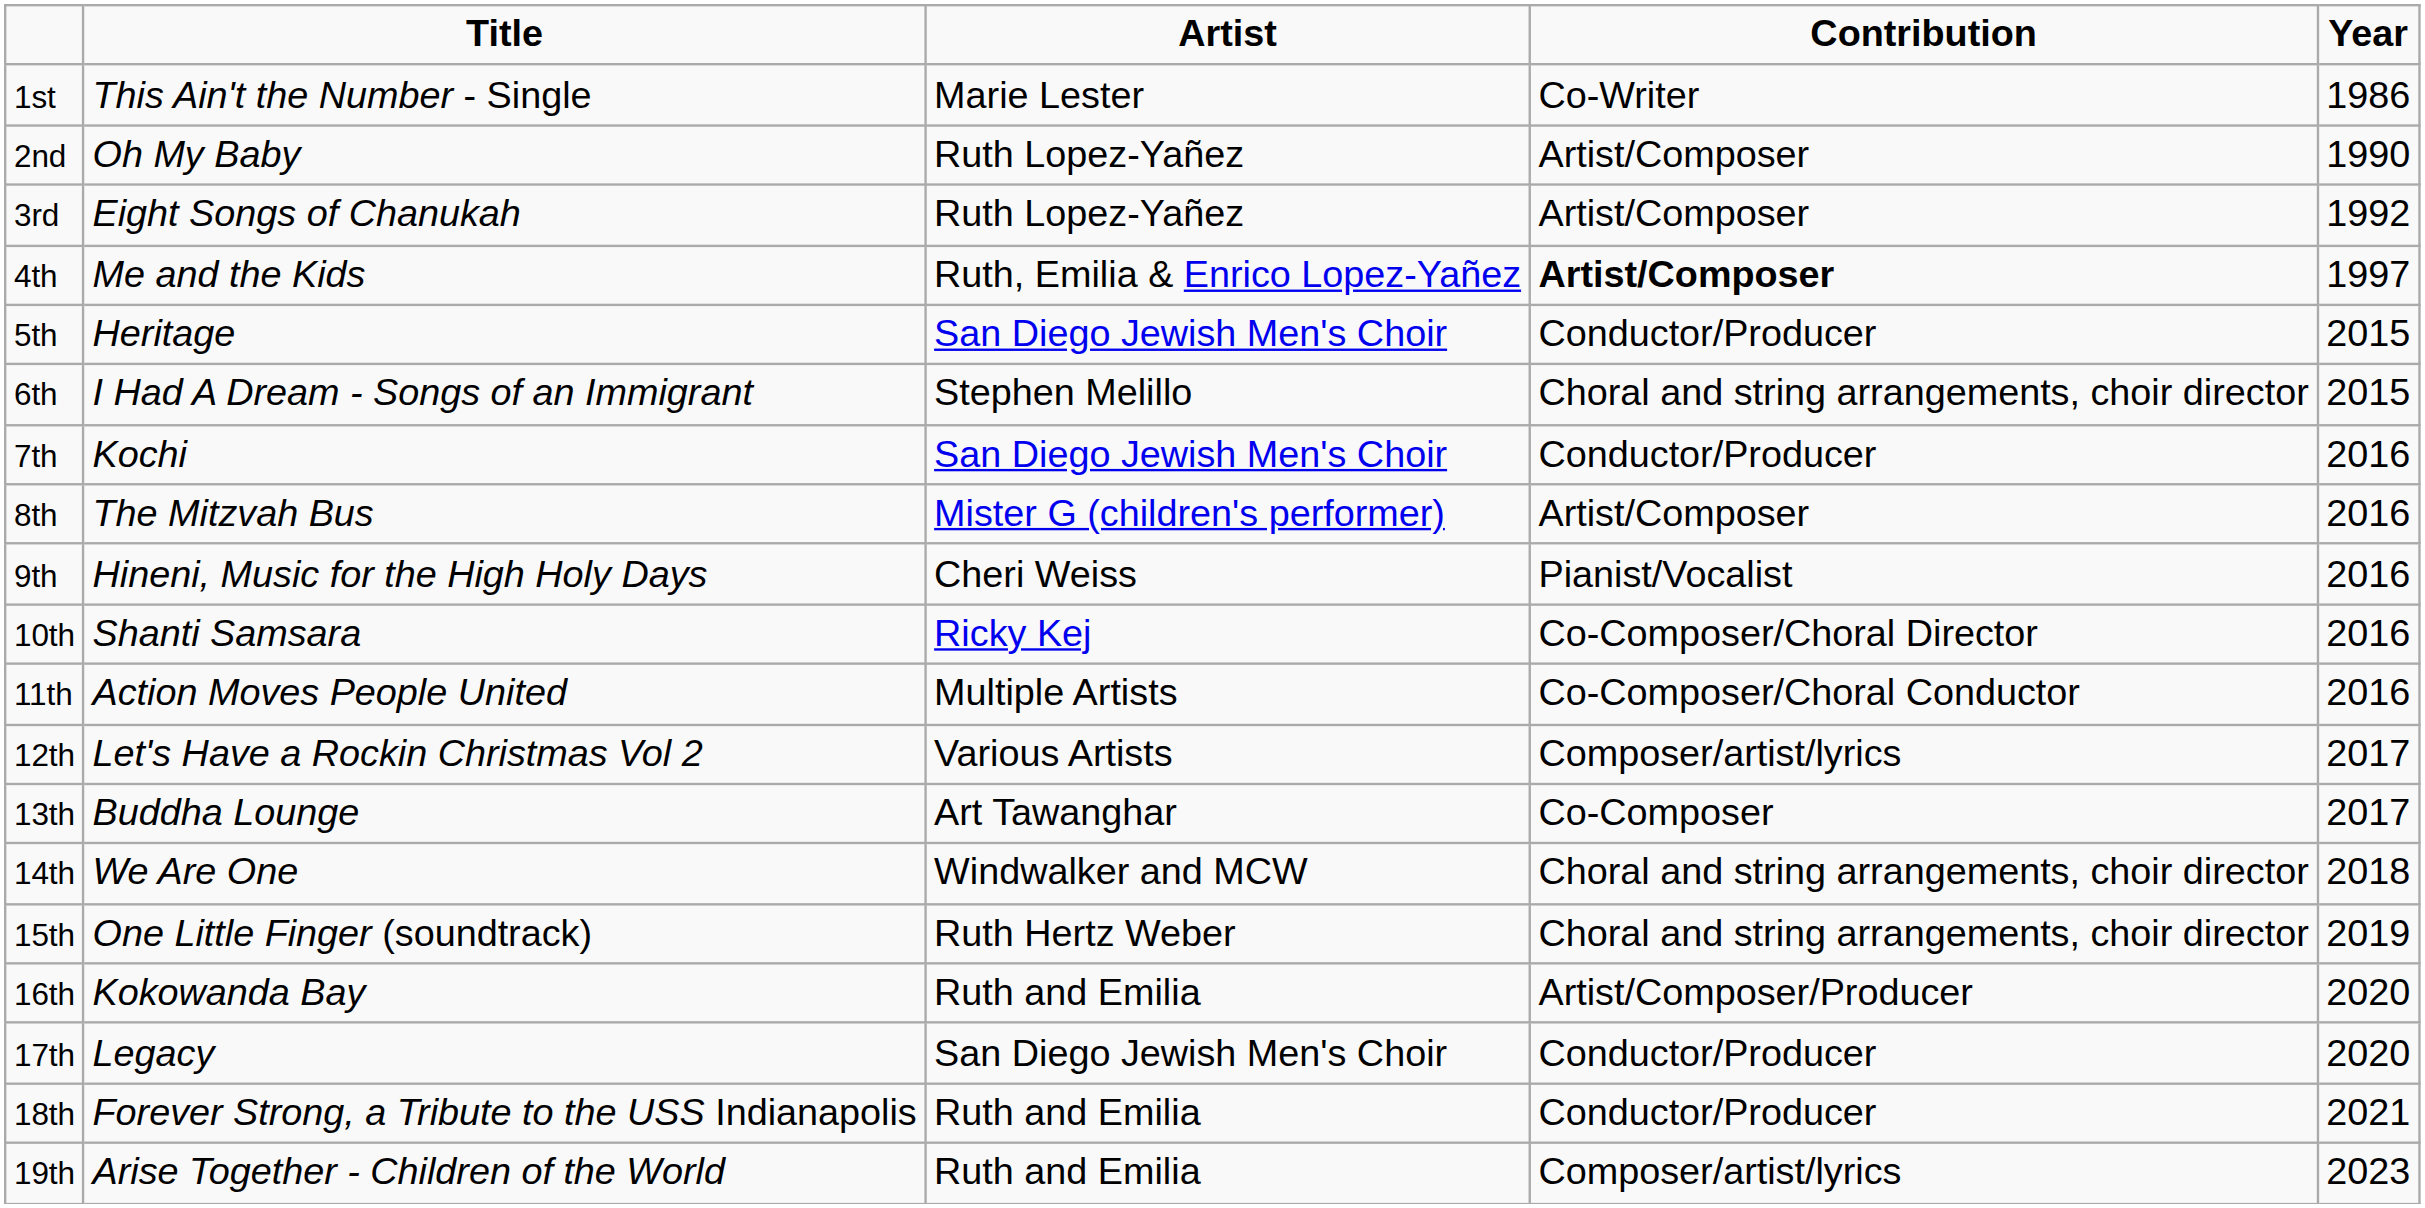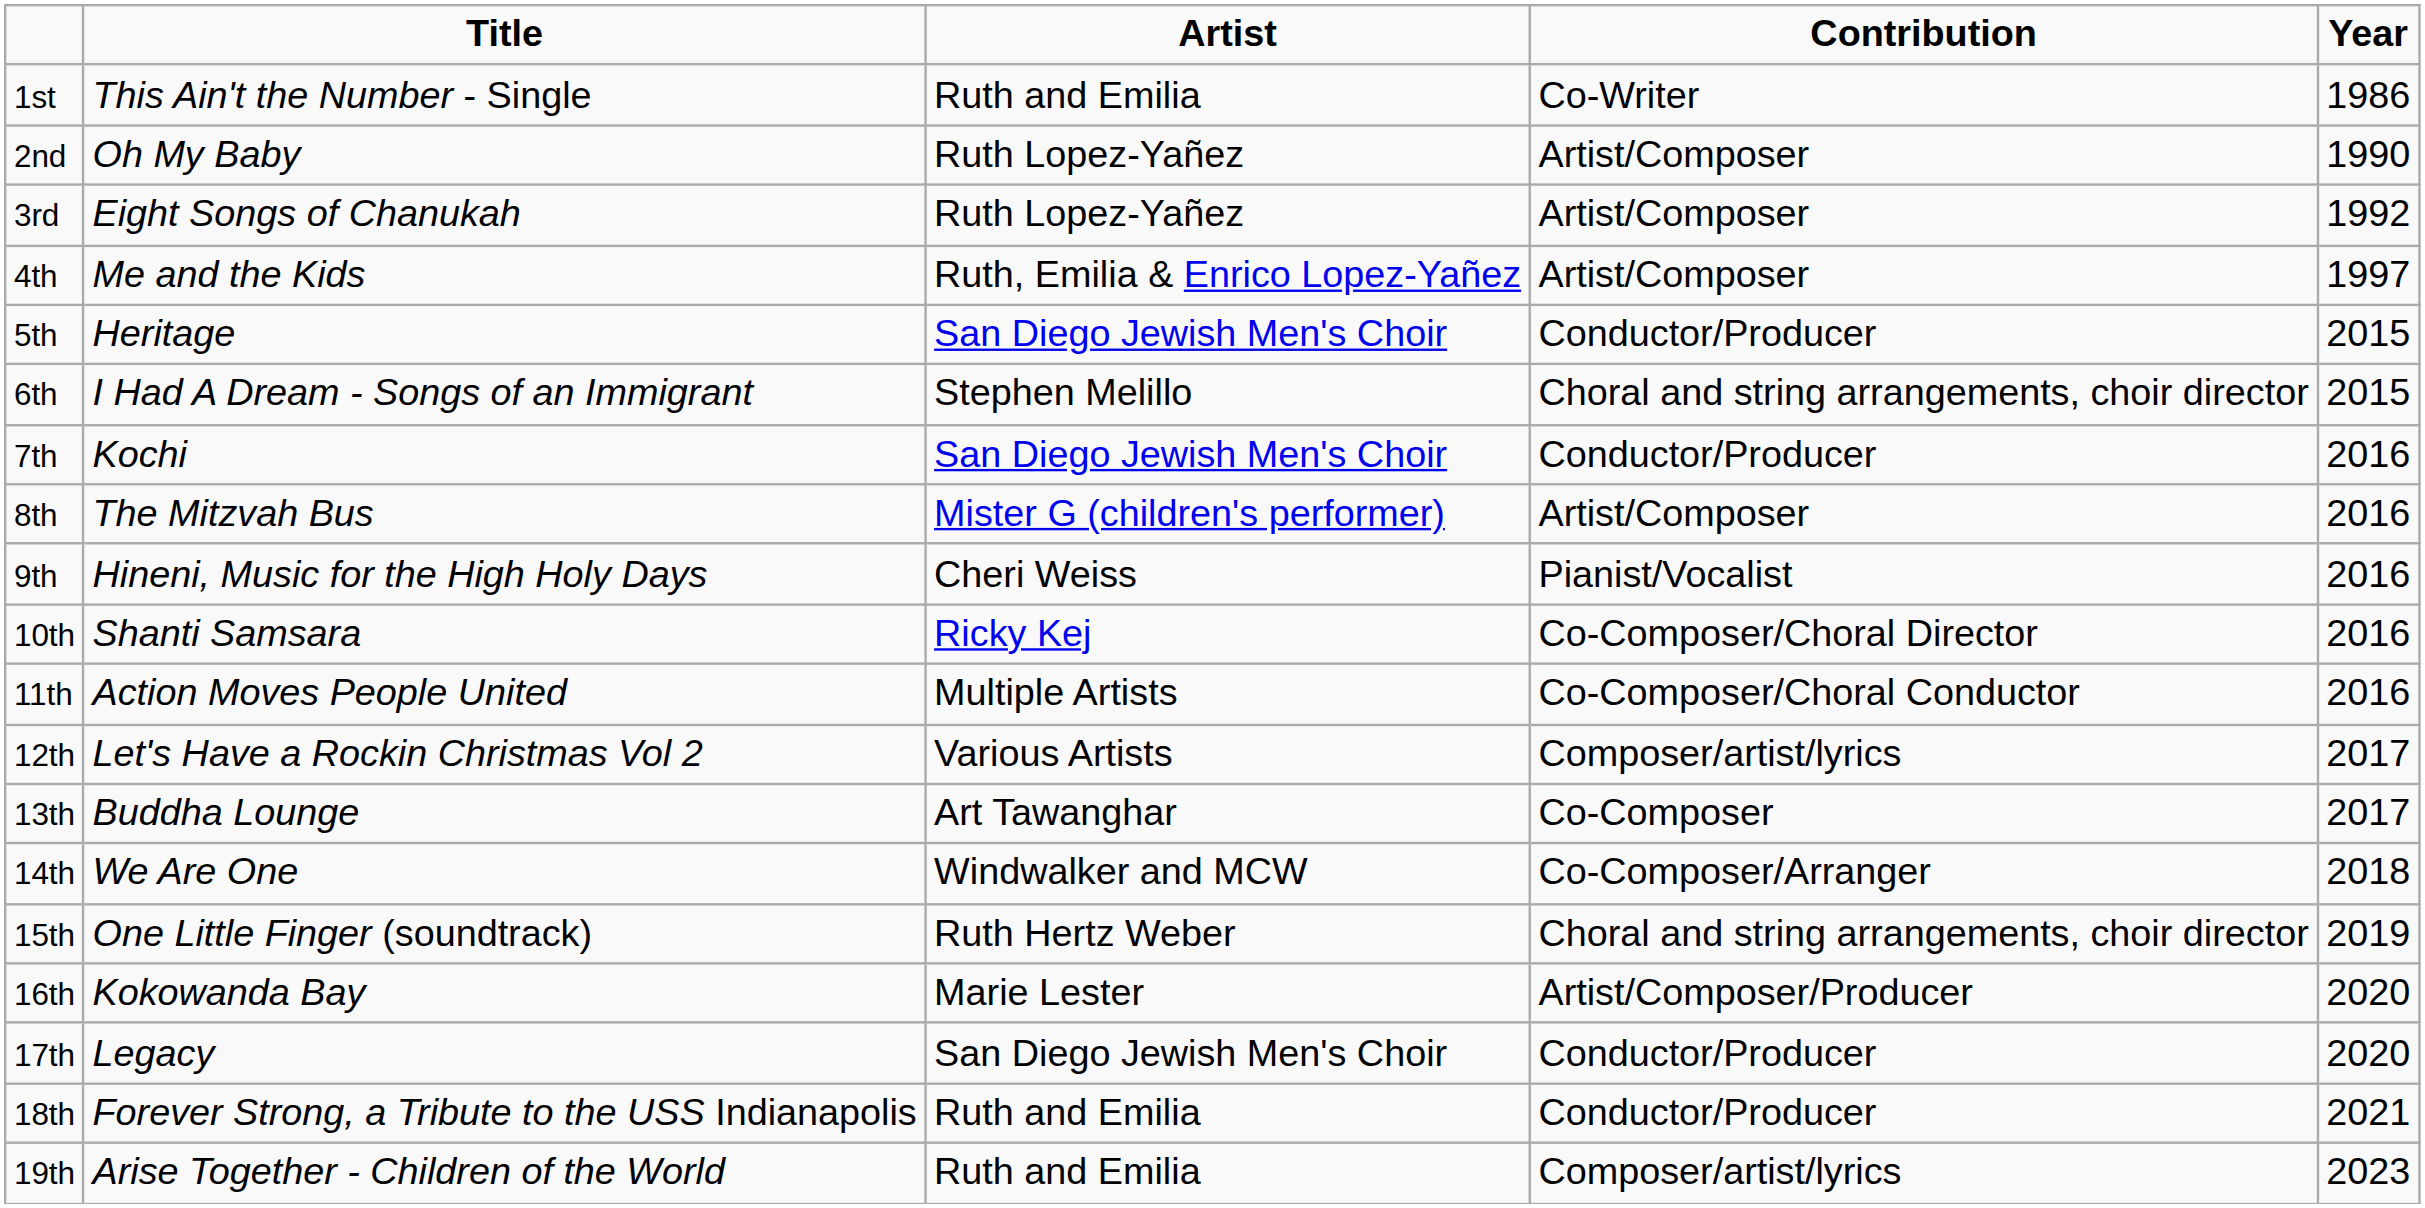(1039, 94) Marie Lester -> (1067, 94) Ruth and Emilia
(1686, 273) bold -> (1674, 273) normal
(1924, 872) Choral and string arrangements, choir director -> (1735, 872) Co-Composer/Arranger
(1067, 992) Ruth and Emilia -> (1039, 992) Marie Lester
